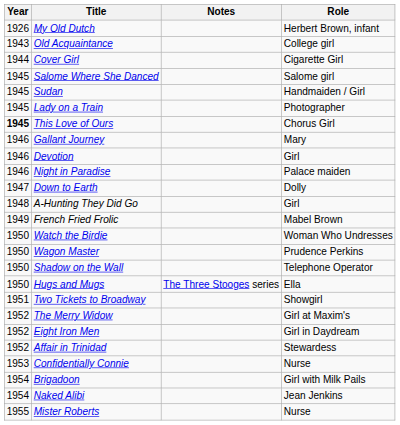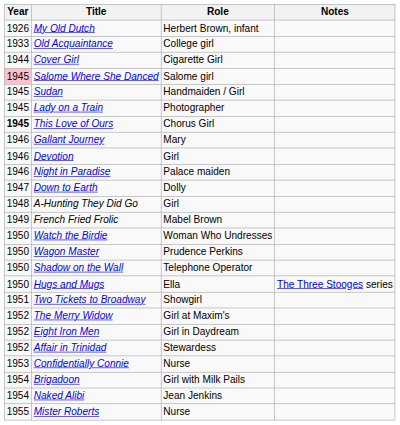columns swapped: (338, 12) <-> (221, 12)
(18, 44) 1943 -> (18, 44) 1933
(18, 76) no background -> (18, 76) pink background
